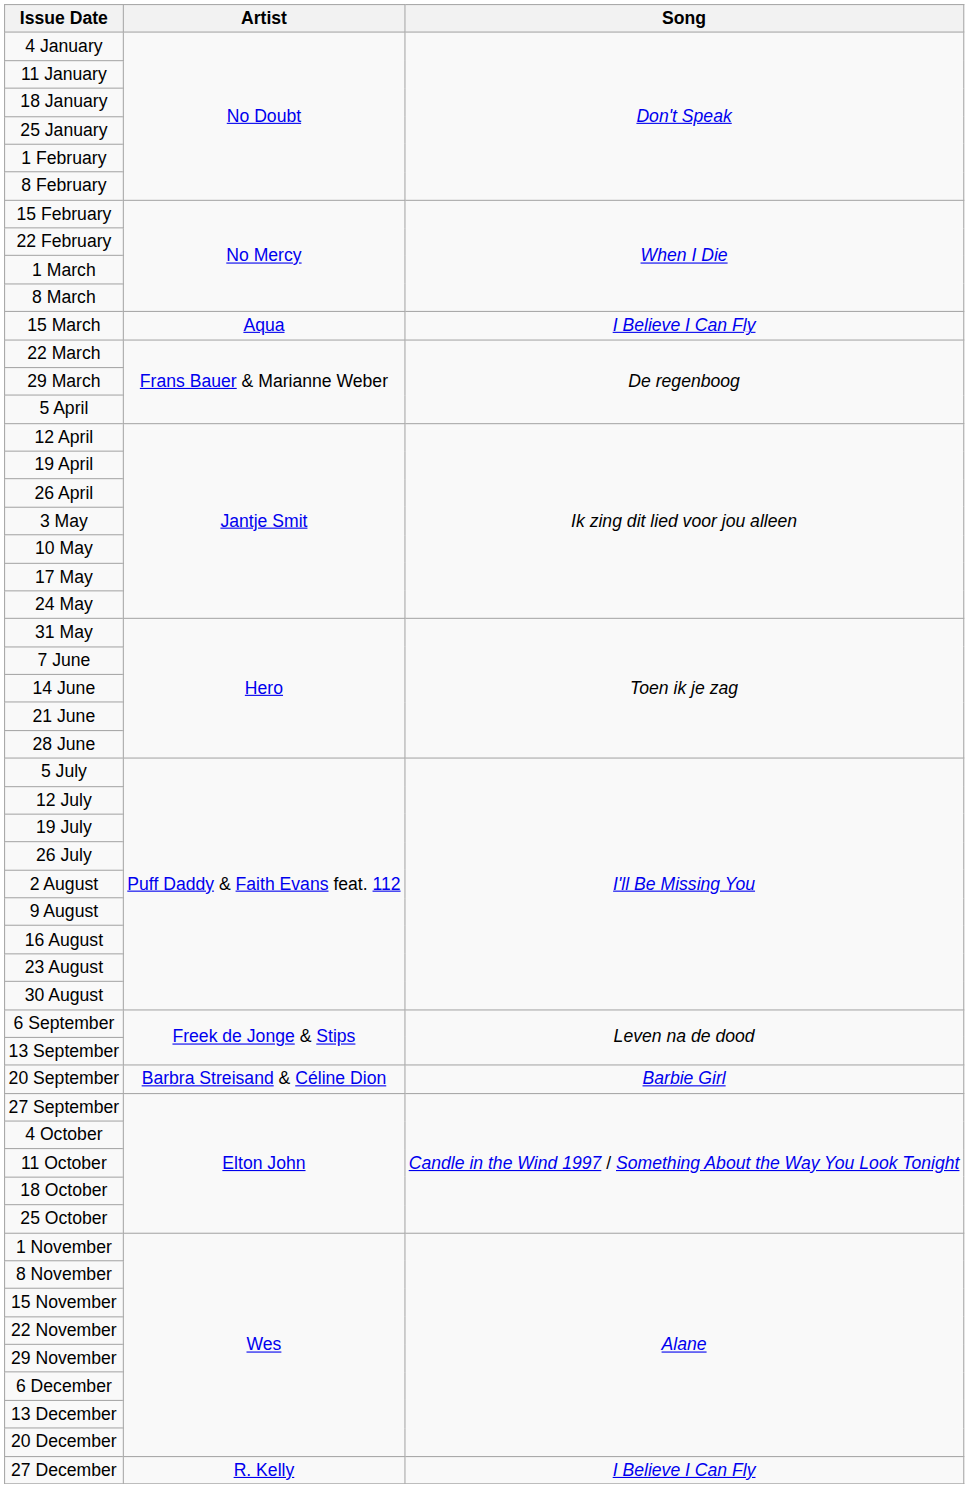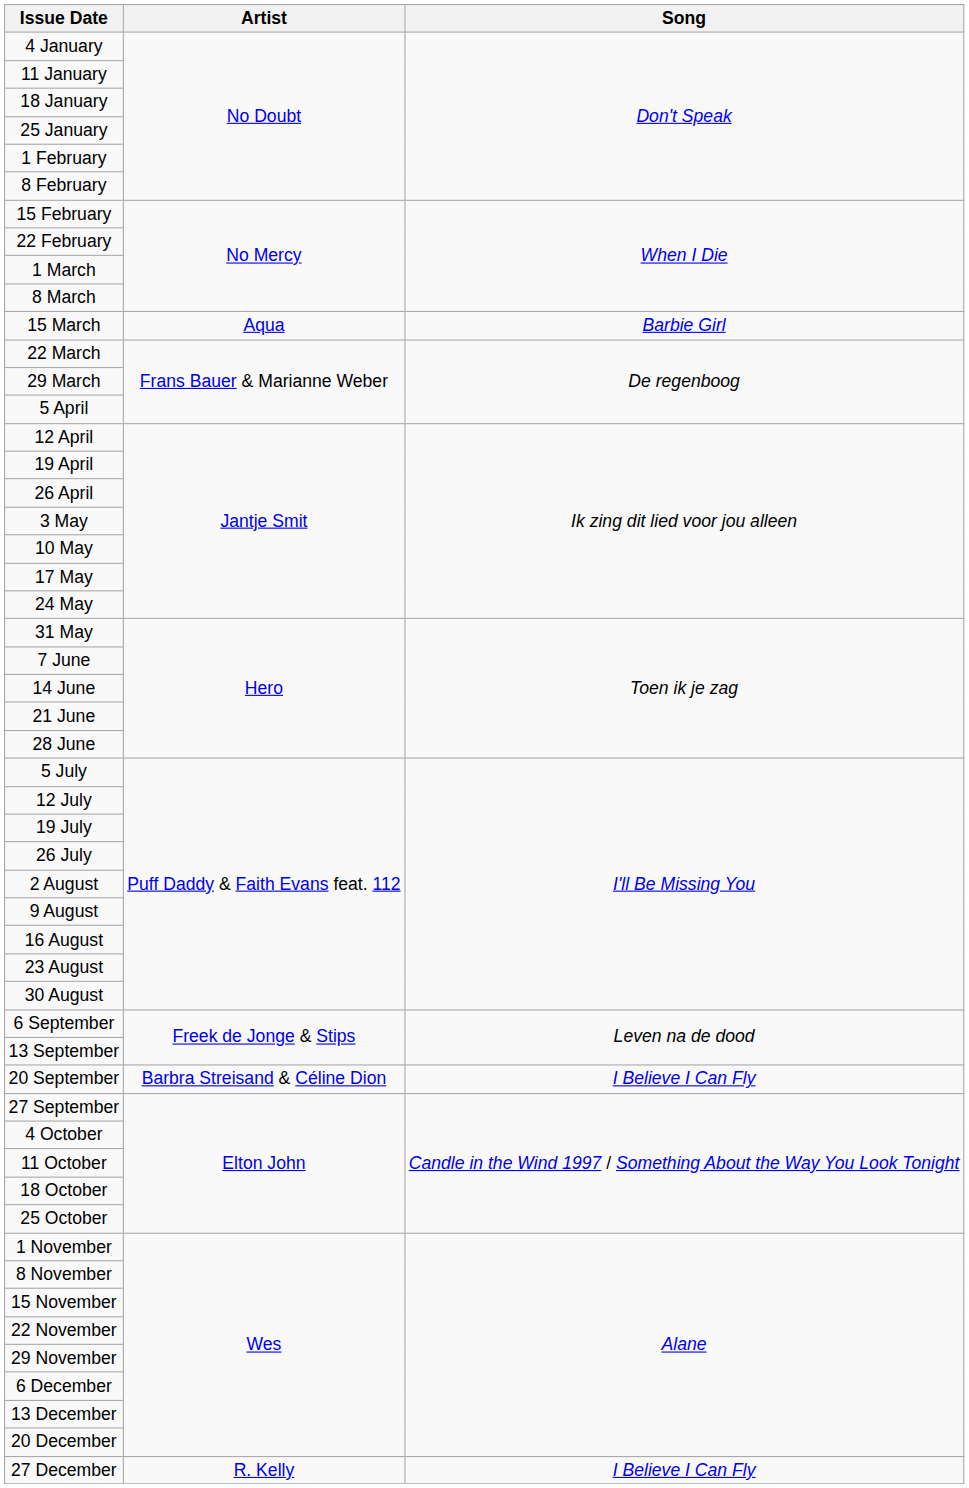(684, 325) I Believe I Can Fly -> (684, 325) Barbie Girl
(684, 1079) Barbie Girl -> (684, 1079) I Believe I Can Fly
